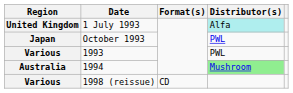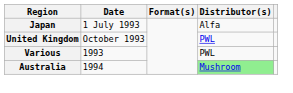(43, 25) United Kingdom -> (43, 25) Japan
(220, 25) paleturquoise background -> (210, 25) no background
(43, 39) Japan -> (43, 39) United Kingdom
- row: (119, 81)
